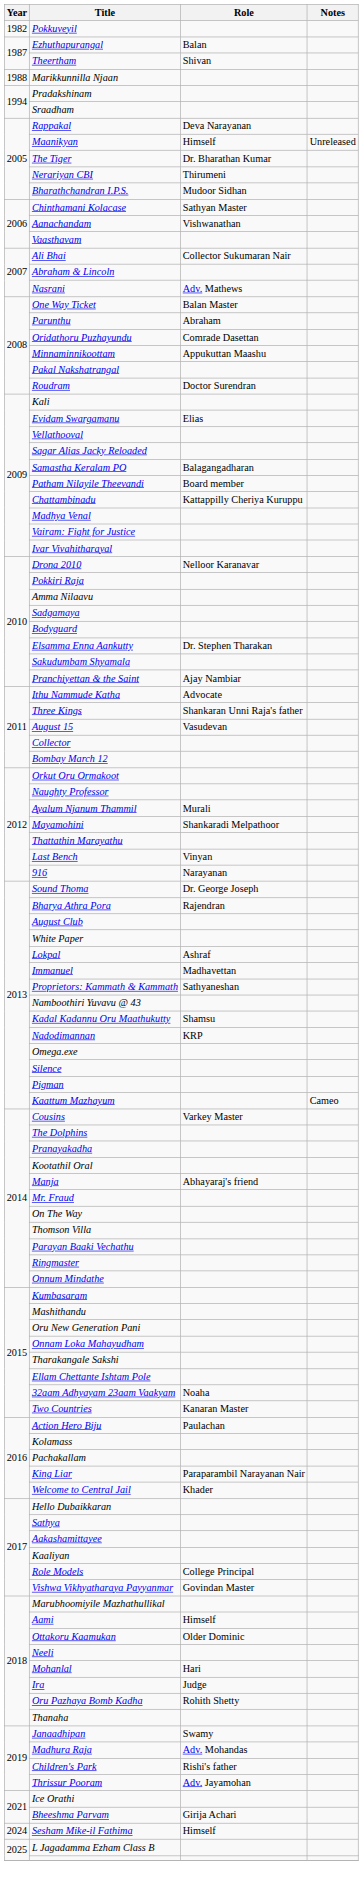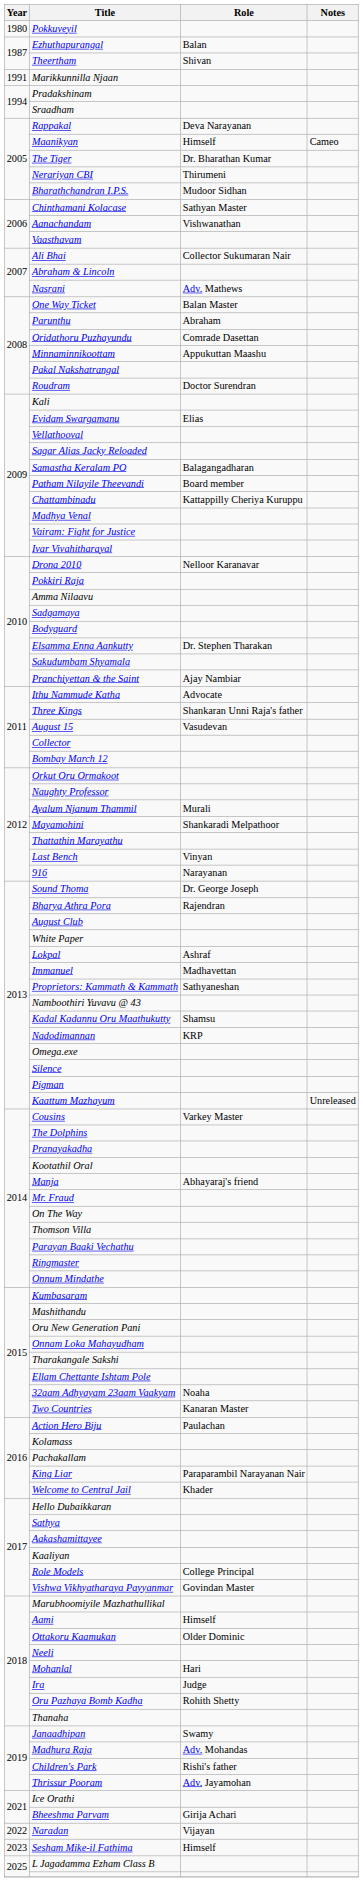(17, 28) 1982 -> (17, 28) 1980
(17, 77) 1988 -> (17, 77) 1991
(333, 142) Unreleased -> (324, 142) Cameo
(324, 1100) Cameo -> (333, 1100) Unreleased
+ row: (50, 1831)
(17, 1831) 2024 -> (17, 1847) 2023
